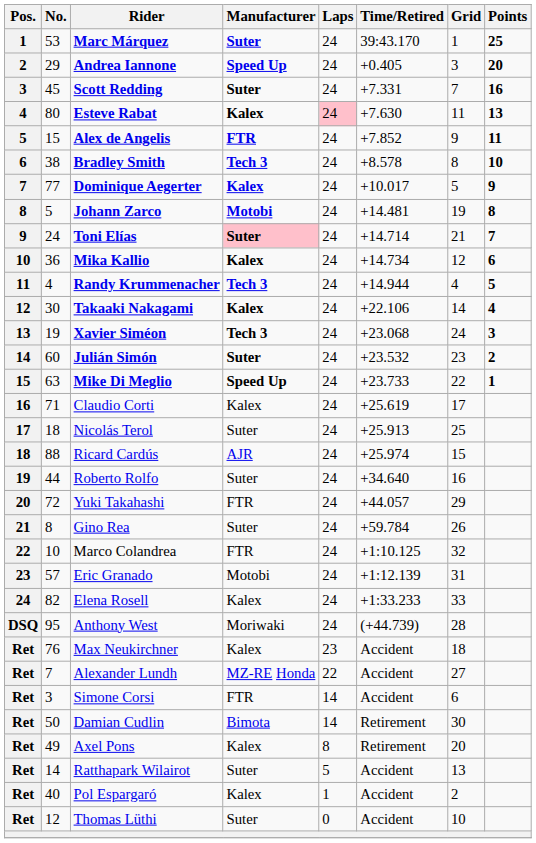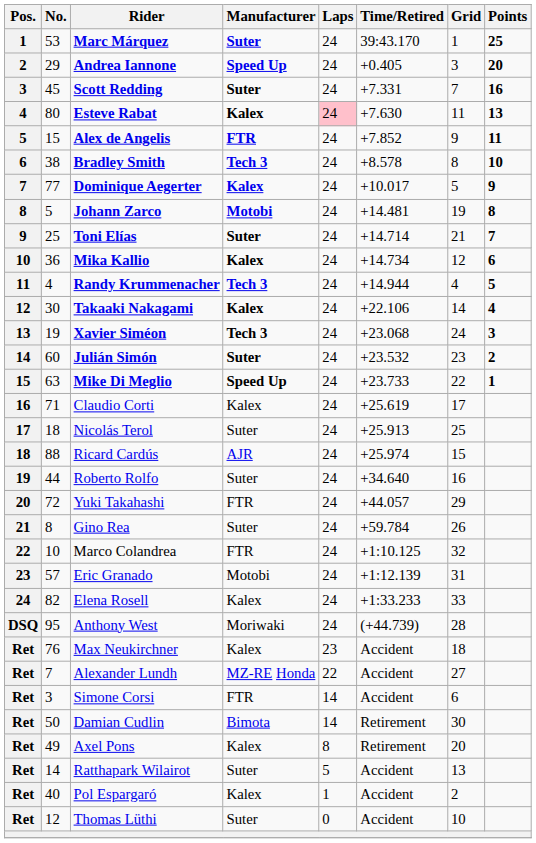(52, 235) 24 -> (52, 235) 25
(244, 235) pink background -> (244, 235) no background
